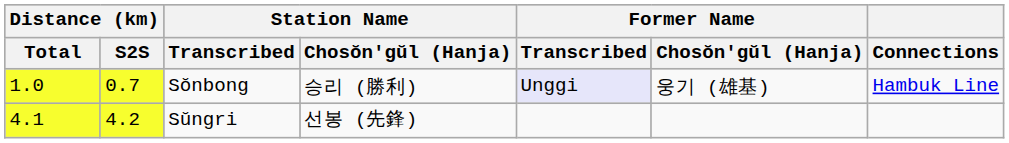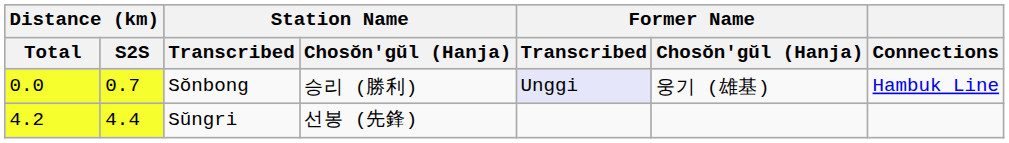(27, 86) 1.0 -> (27, 86) 0.0
(27, 120) 4.1 -> (27, 120) 4.2
(123, 120) 4.2 -> (123, 120) 4.4
